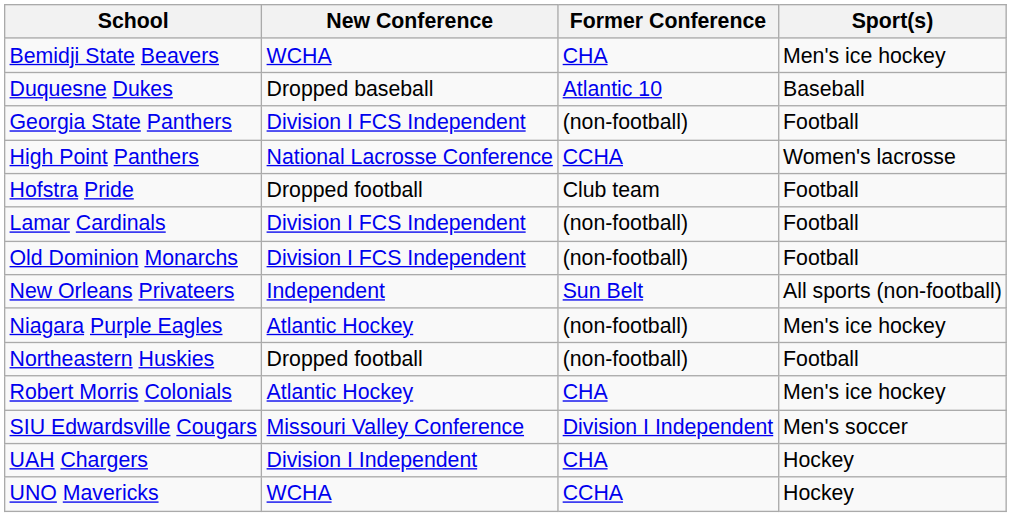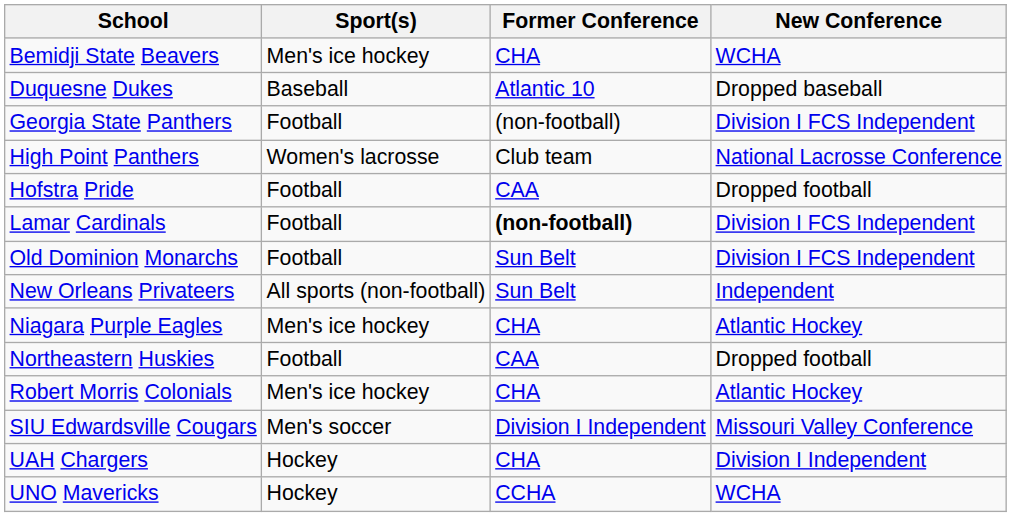columns swapped: (892, 21) <-> (410, 21)
(593, 156) CCHA -> (544, 156) Club team
(611, 190) Club team -> (517, 190) CAA
(625, 223) normal -> (564, 223) bold
(625, 257) (non-football) -> (535, 257) Sun Belt
(625, 325) (non-football) -> (518, 325) CHA
(625, 358) (non-football) -> (517, 358) CAA
